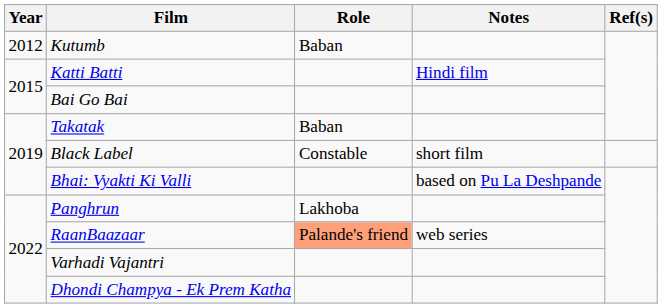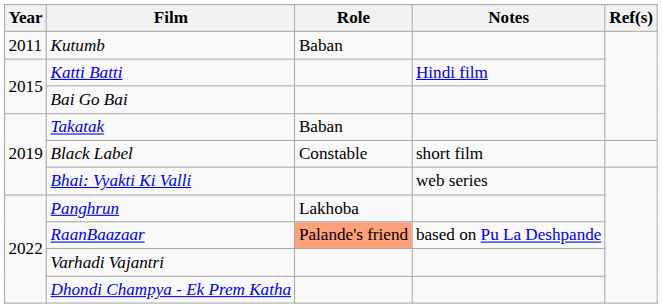(26, 45) 2012 -> (25, 45) 2011
(509, 180) based on Pu La Deshpande -> (452, 180) web series
(452, 235) web series -> (509, 235) based on Pu La Deshpande
